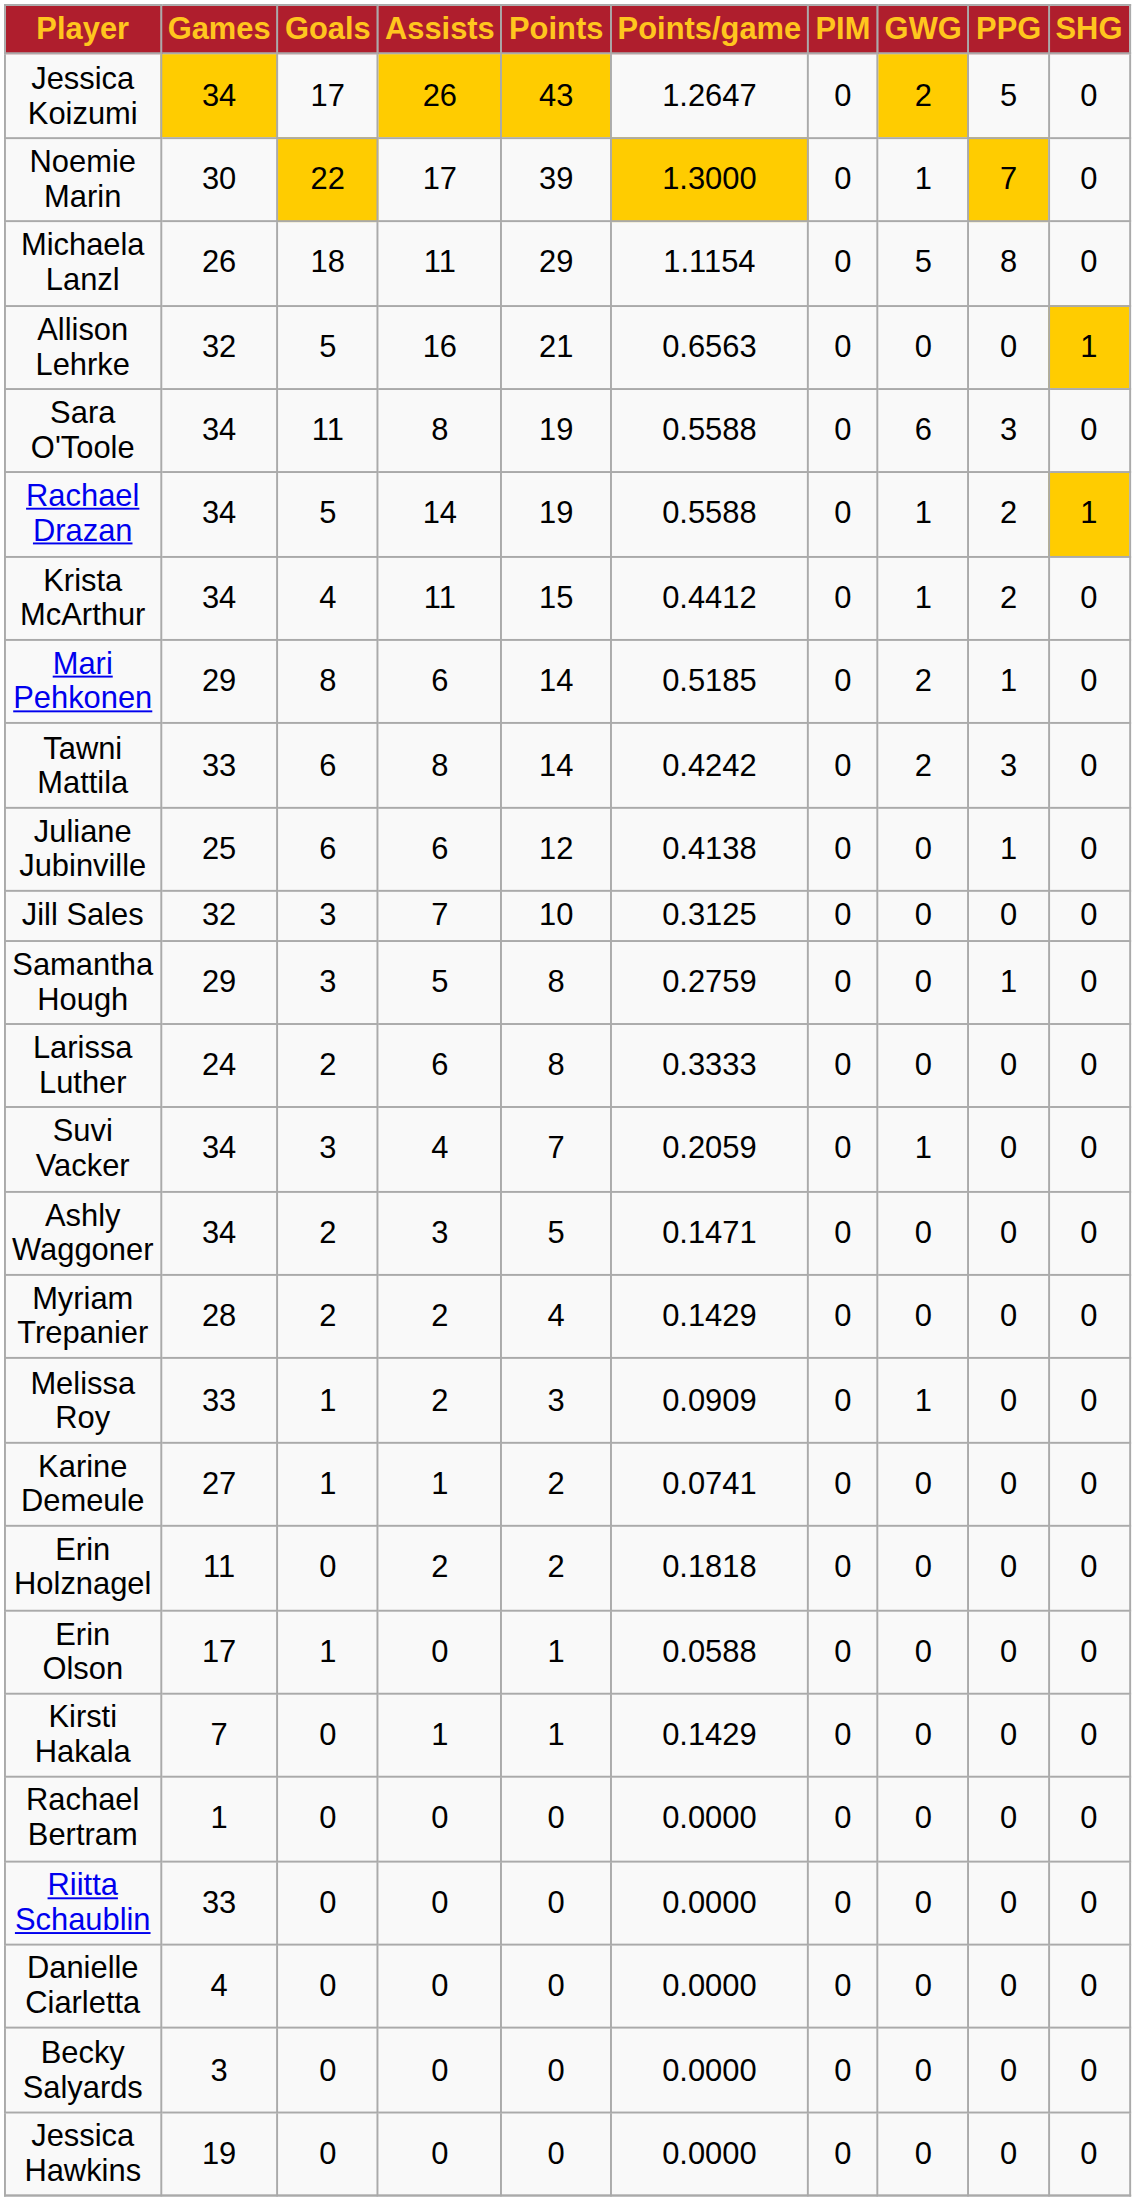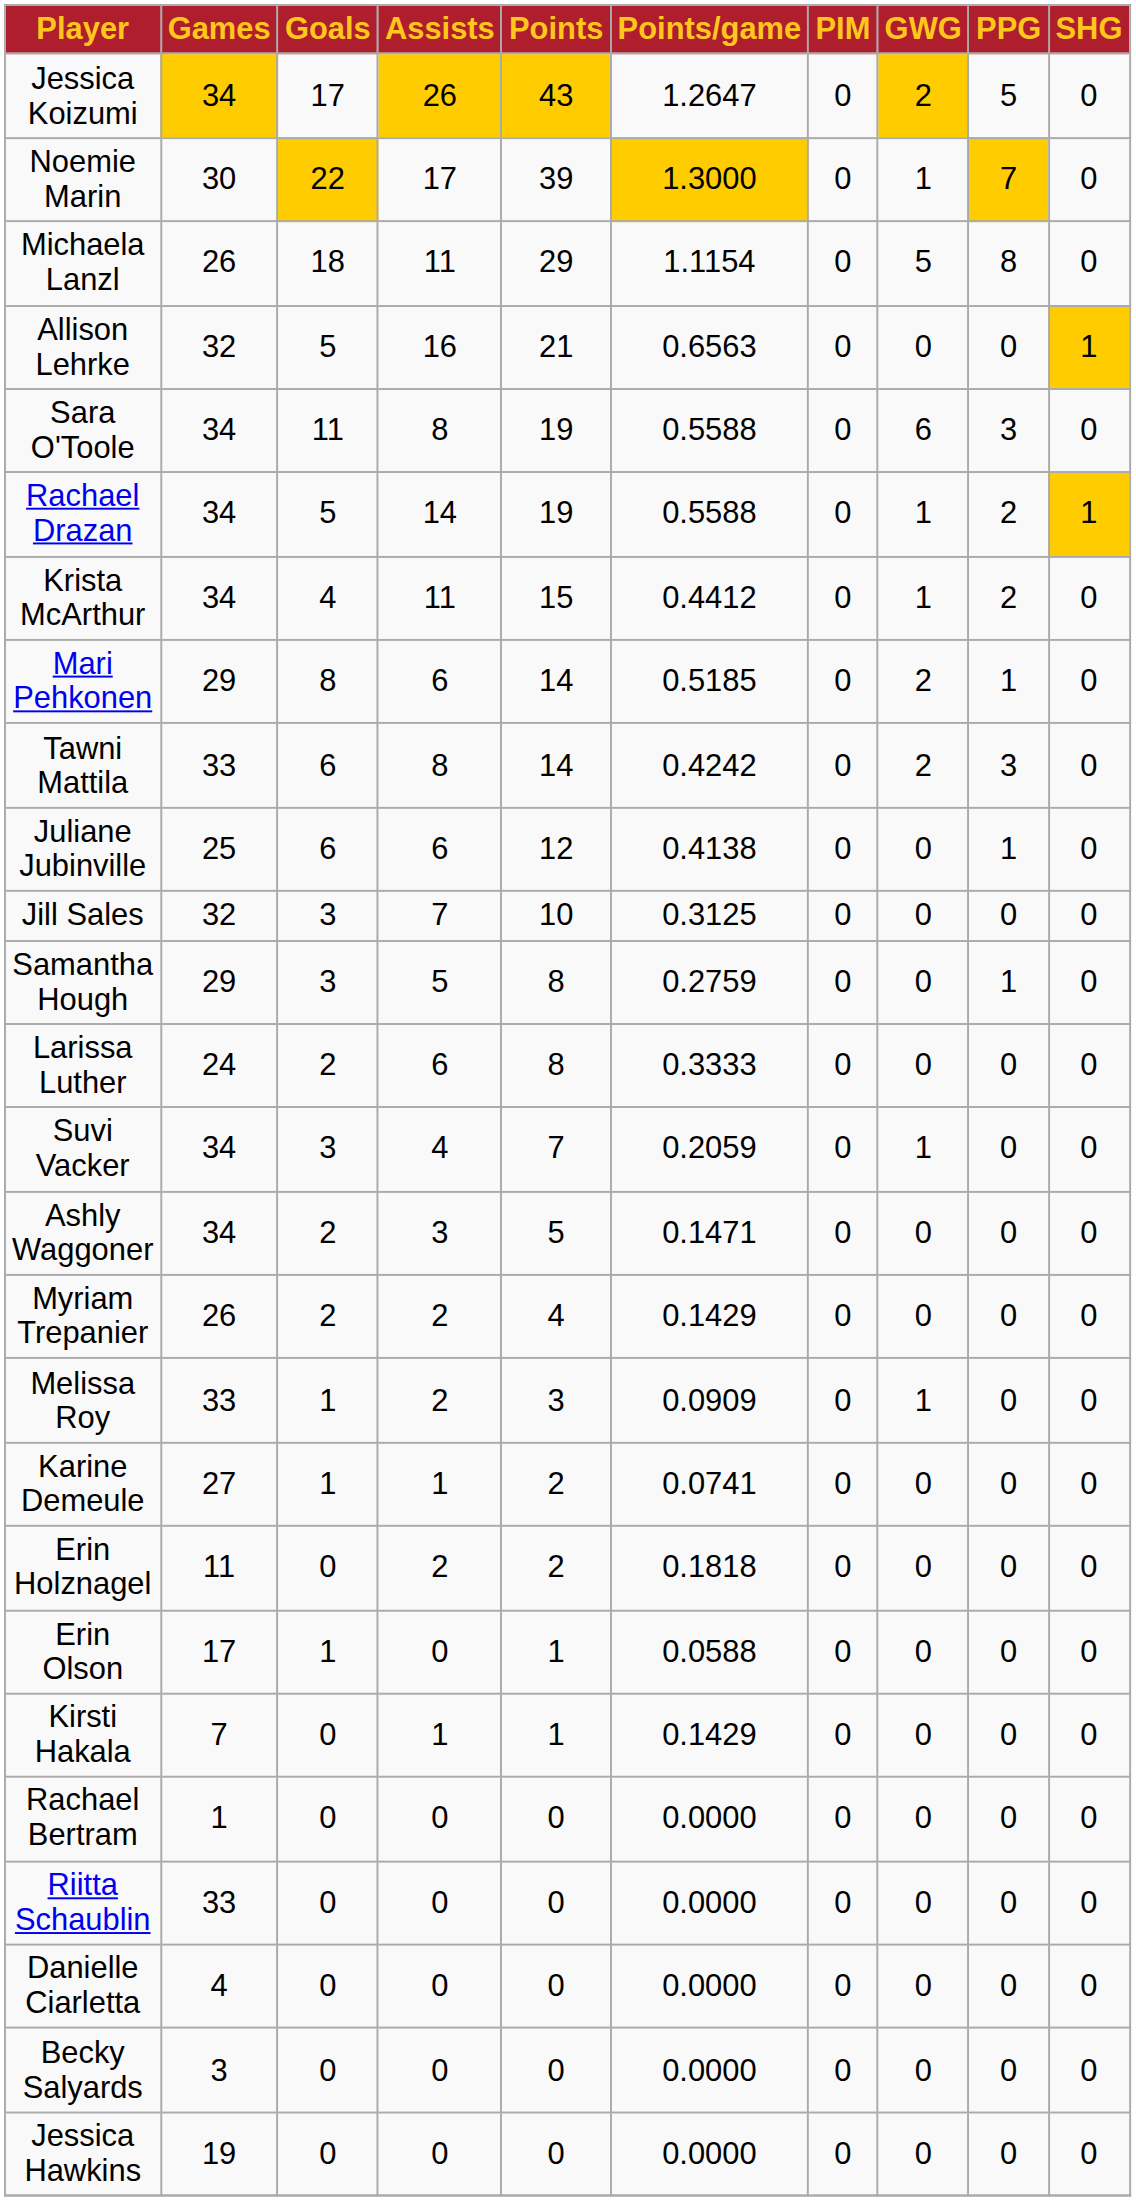(219, 1316) 28 -> (219, 1316) 26
